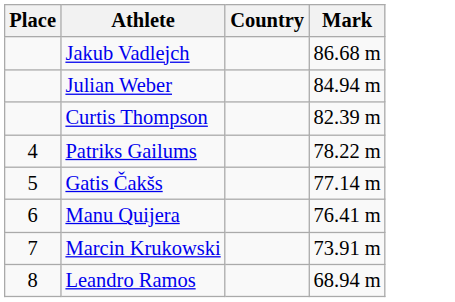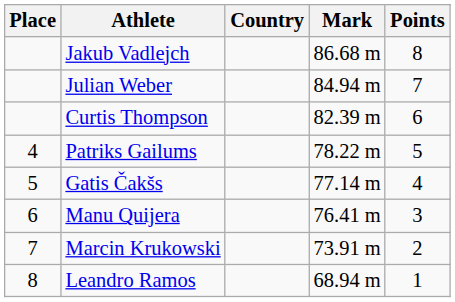+ column: (417, 20)
